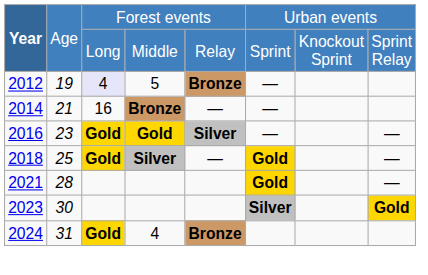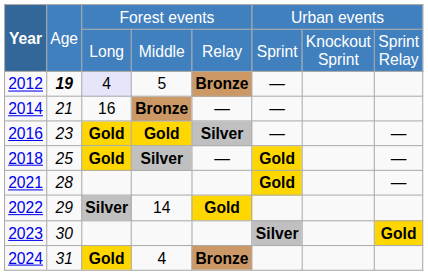(64, 84) normal -> (64, 84) bold
+ row: (26, 208)
